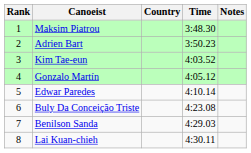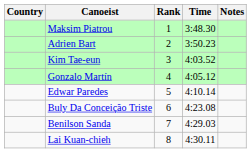columns swapped: (18, 12) <-> (162, 12)
